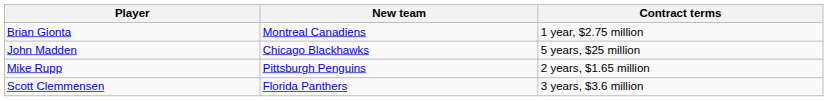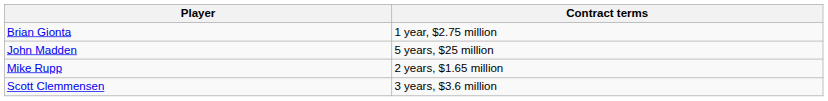- column: (399, 13)
